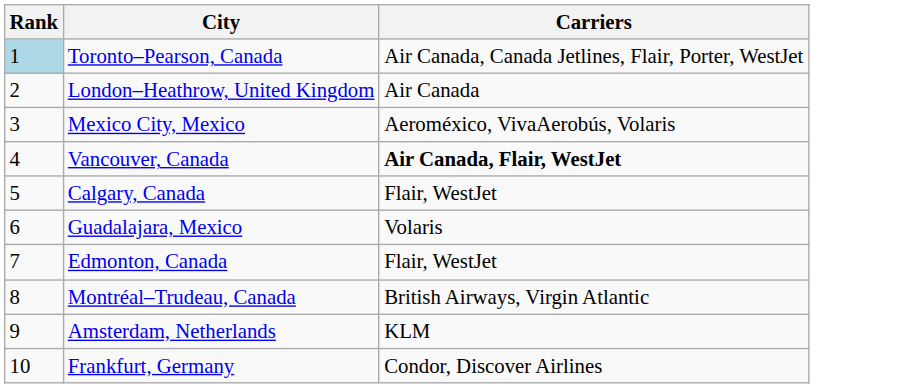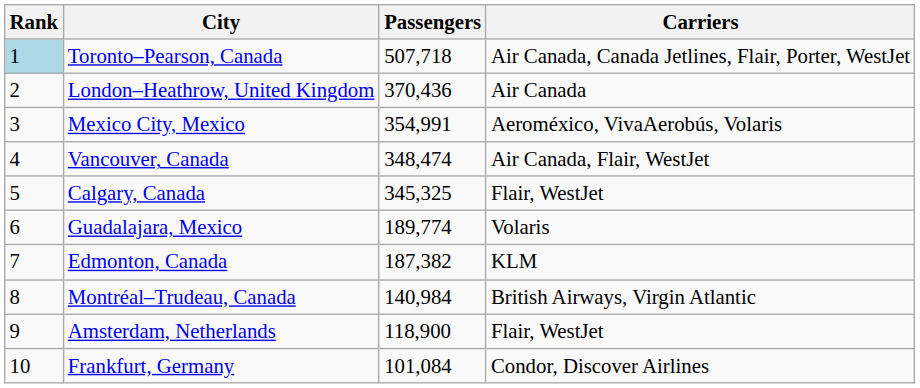+ column: (433, 21)
(503, 159) bold -> (600, 159) normal
(440, 262) Flair, WestJet -> (514, 262) KLM
(407, 330) KLM -> (547, 330) Flair, WestJet
